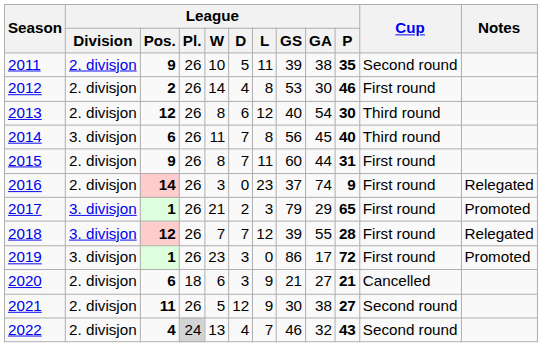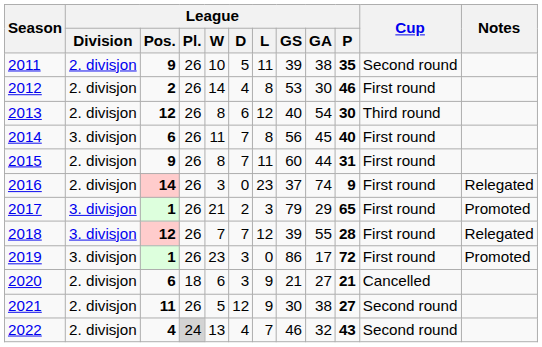(402, 137) Third round -> (399, 137) First round
